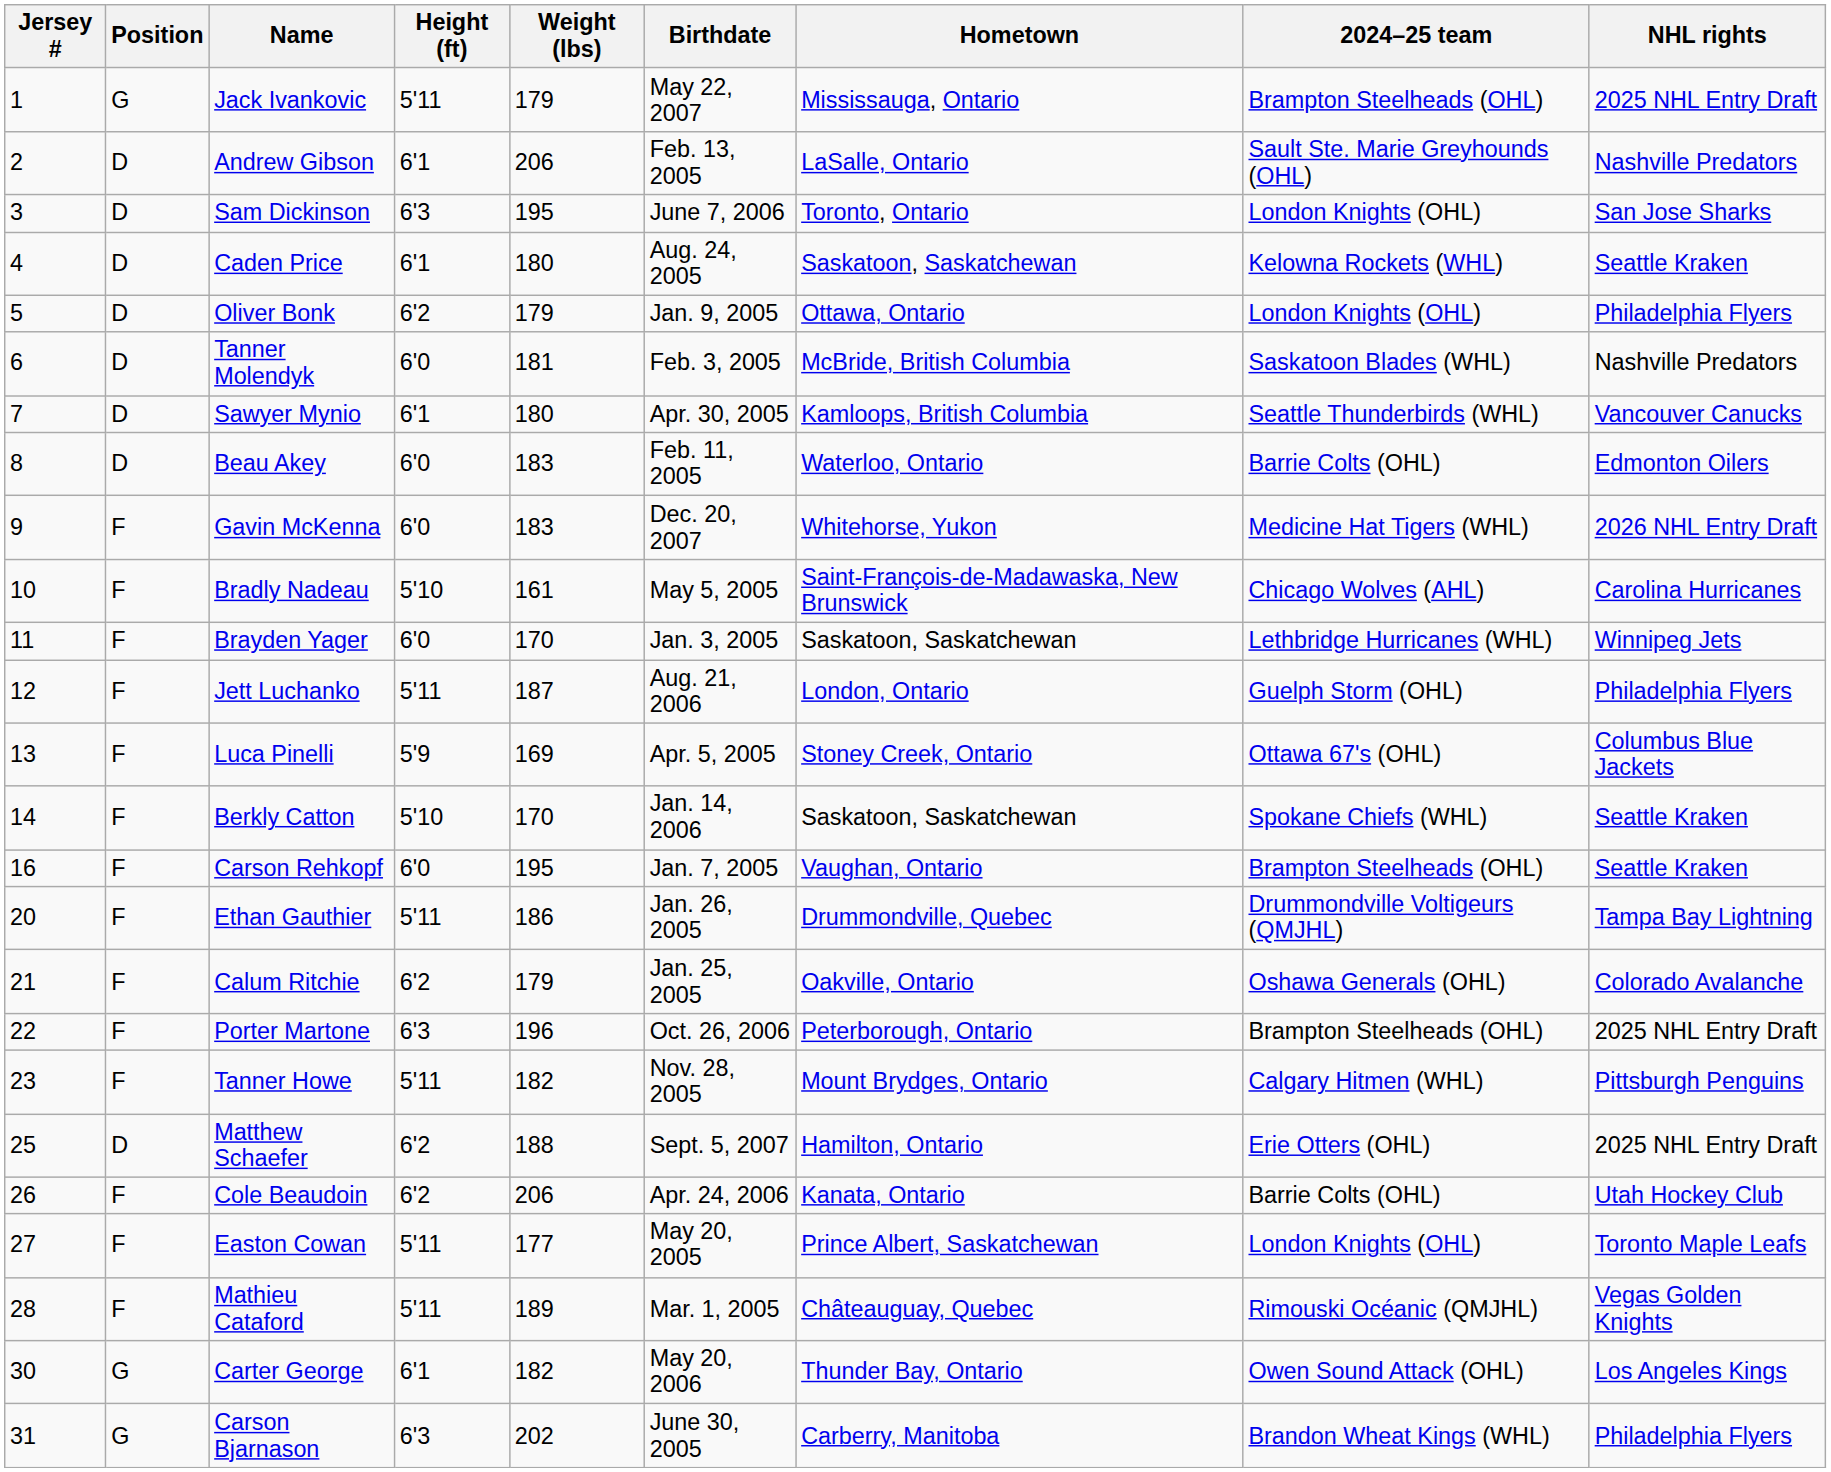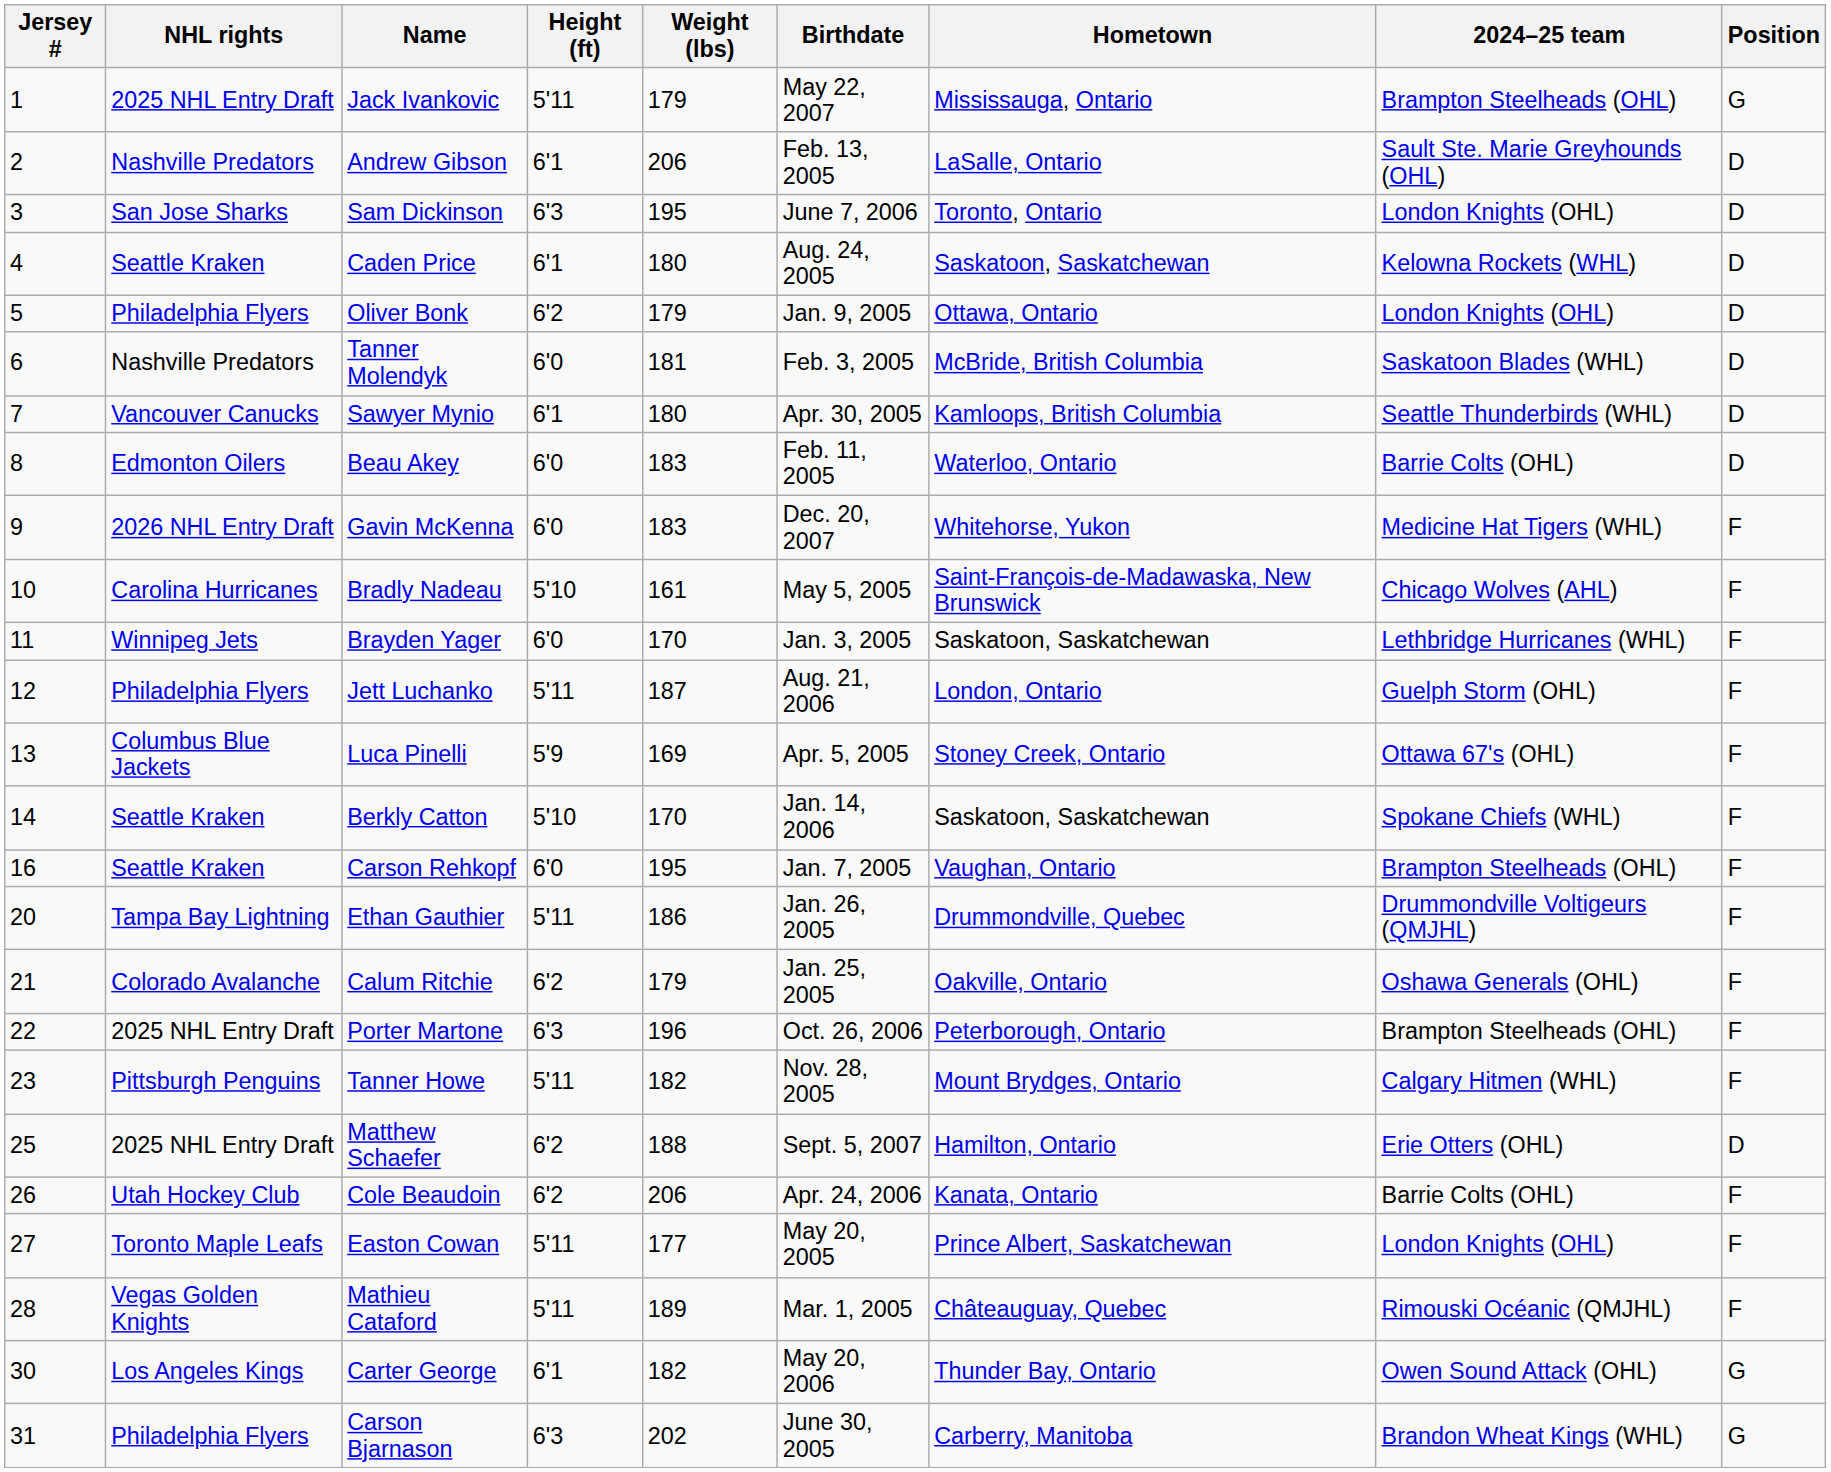columns swapped: (157, 36) <-> (1707, 36)
